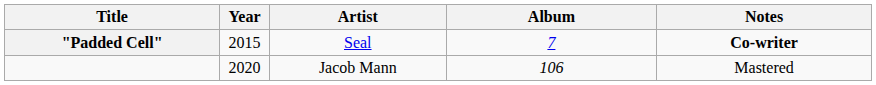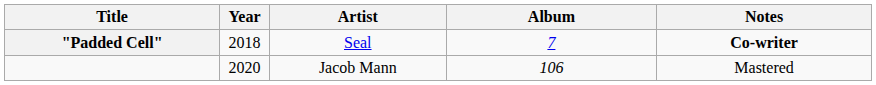(244, 42) 2015 -> (244, 42) 2018
